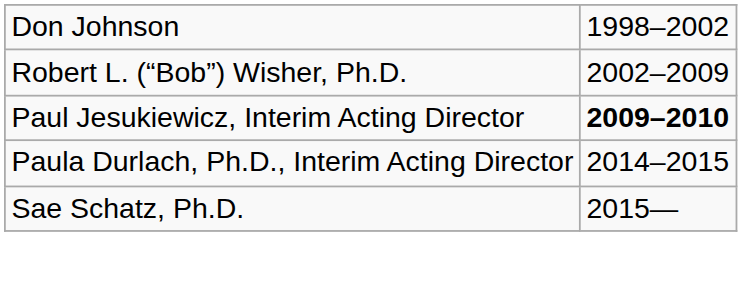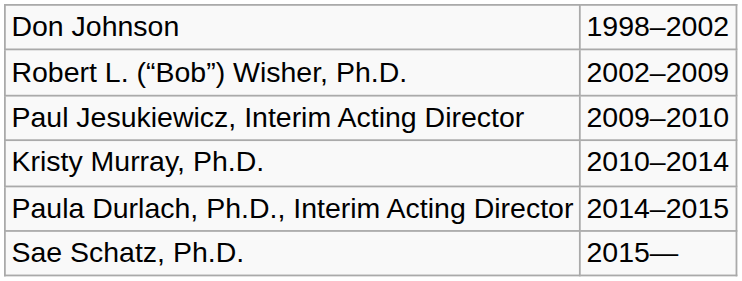(658, 117) bold -> (658, 117) normal
+ row: (138, 162)
